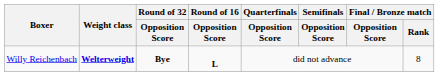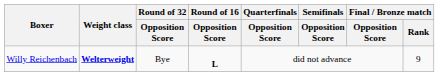(162, 59) bold -> (162, 59) normal
(418, 59) 8 -> (418, 59) 9
